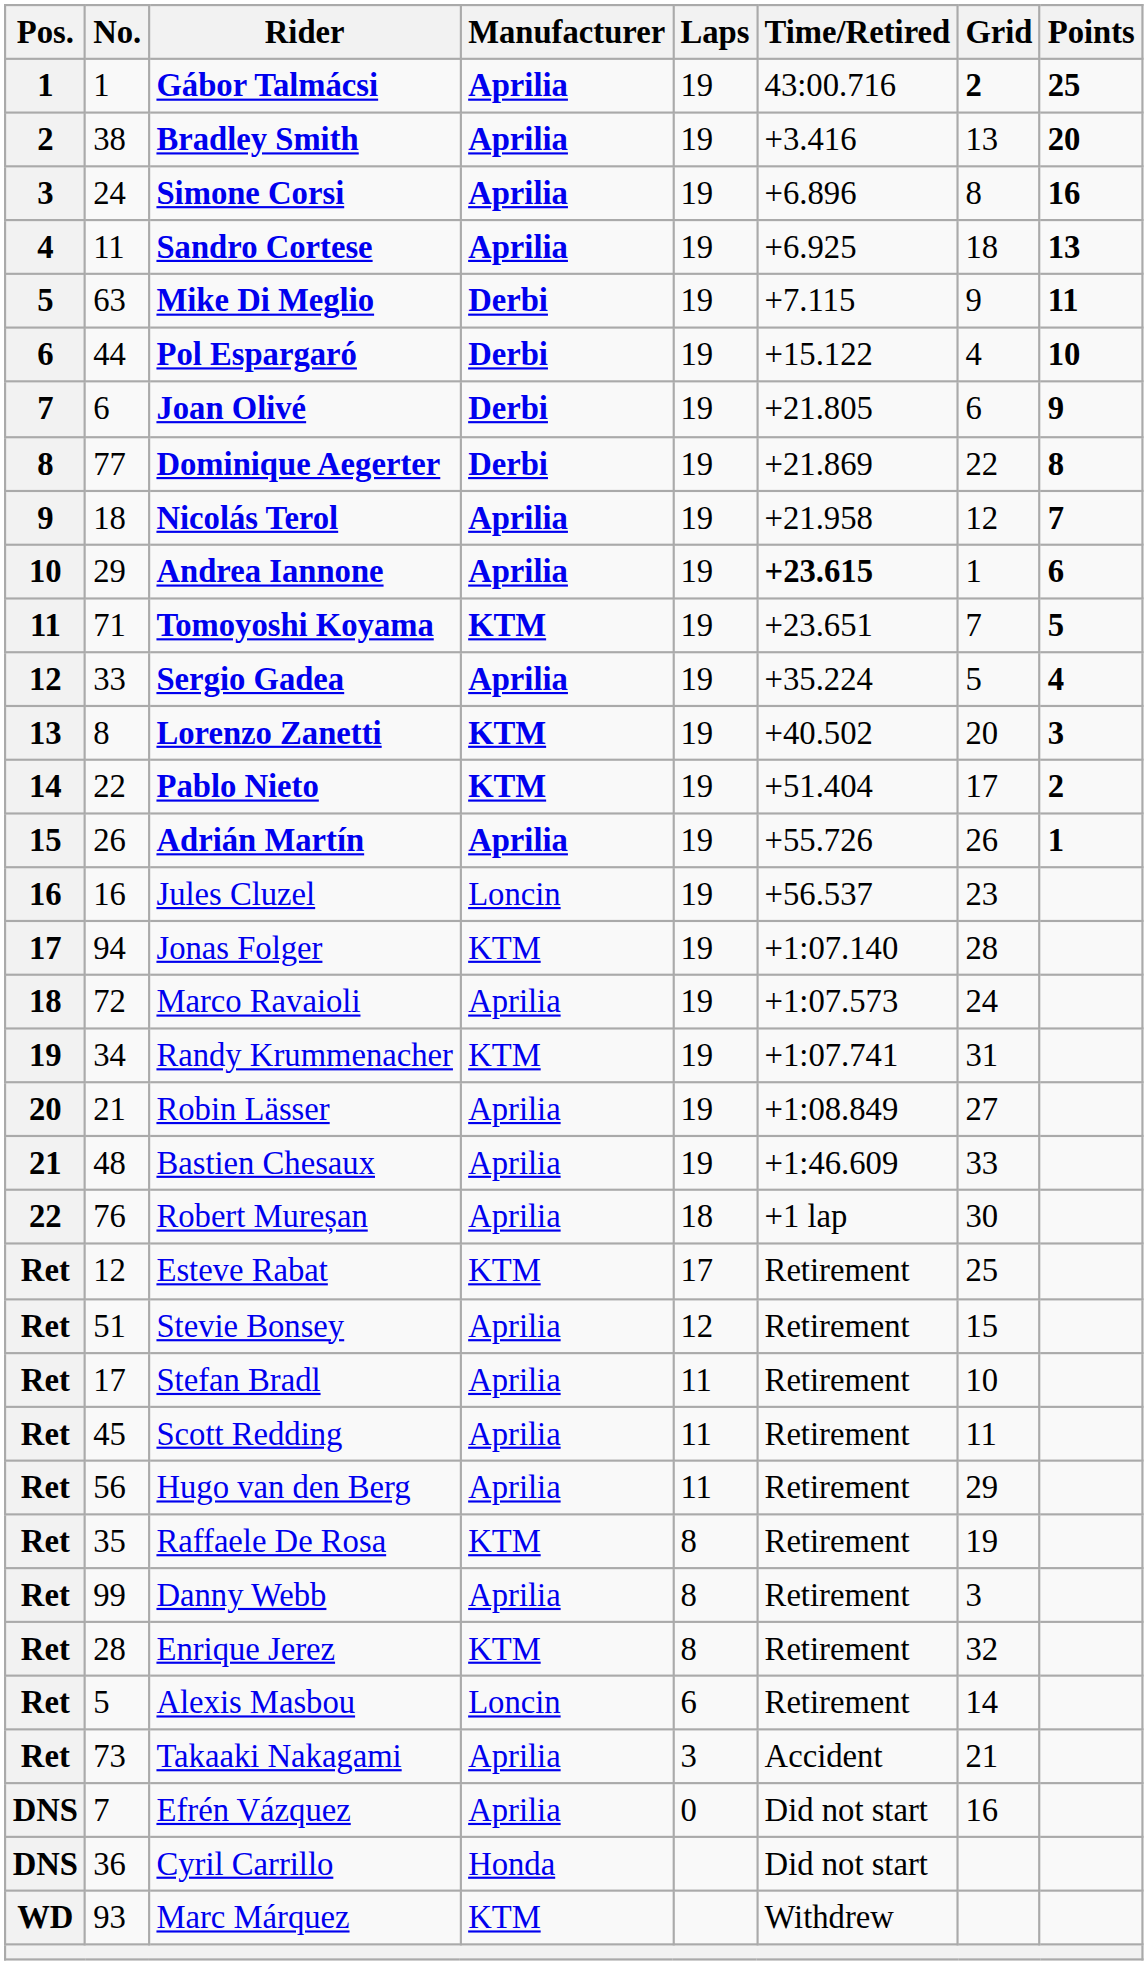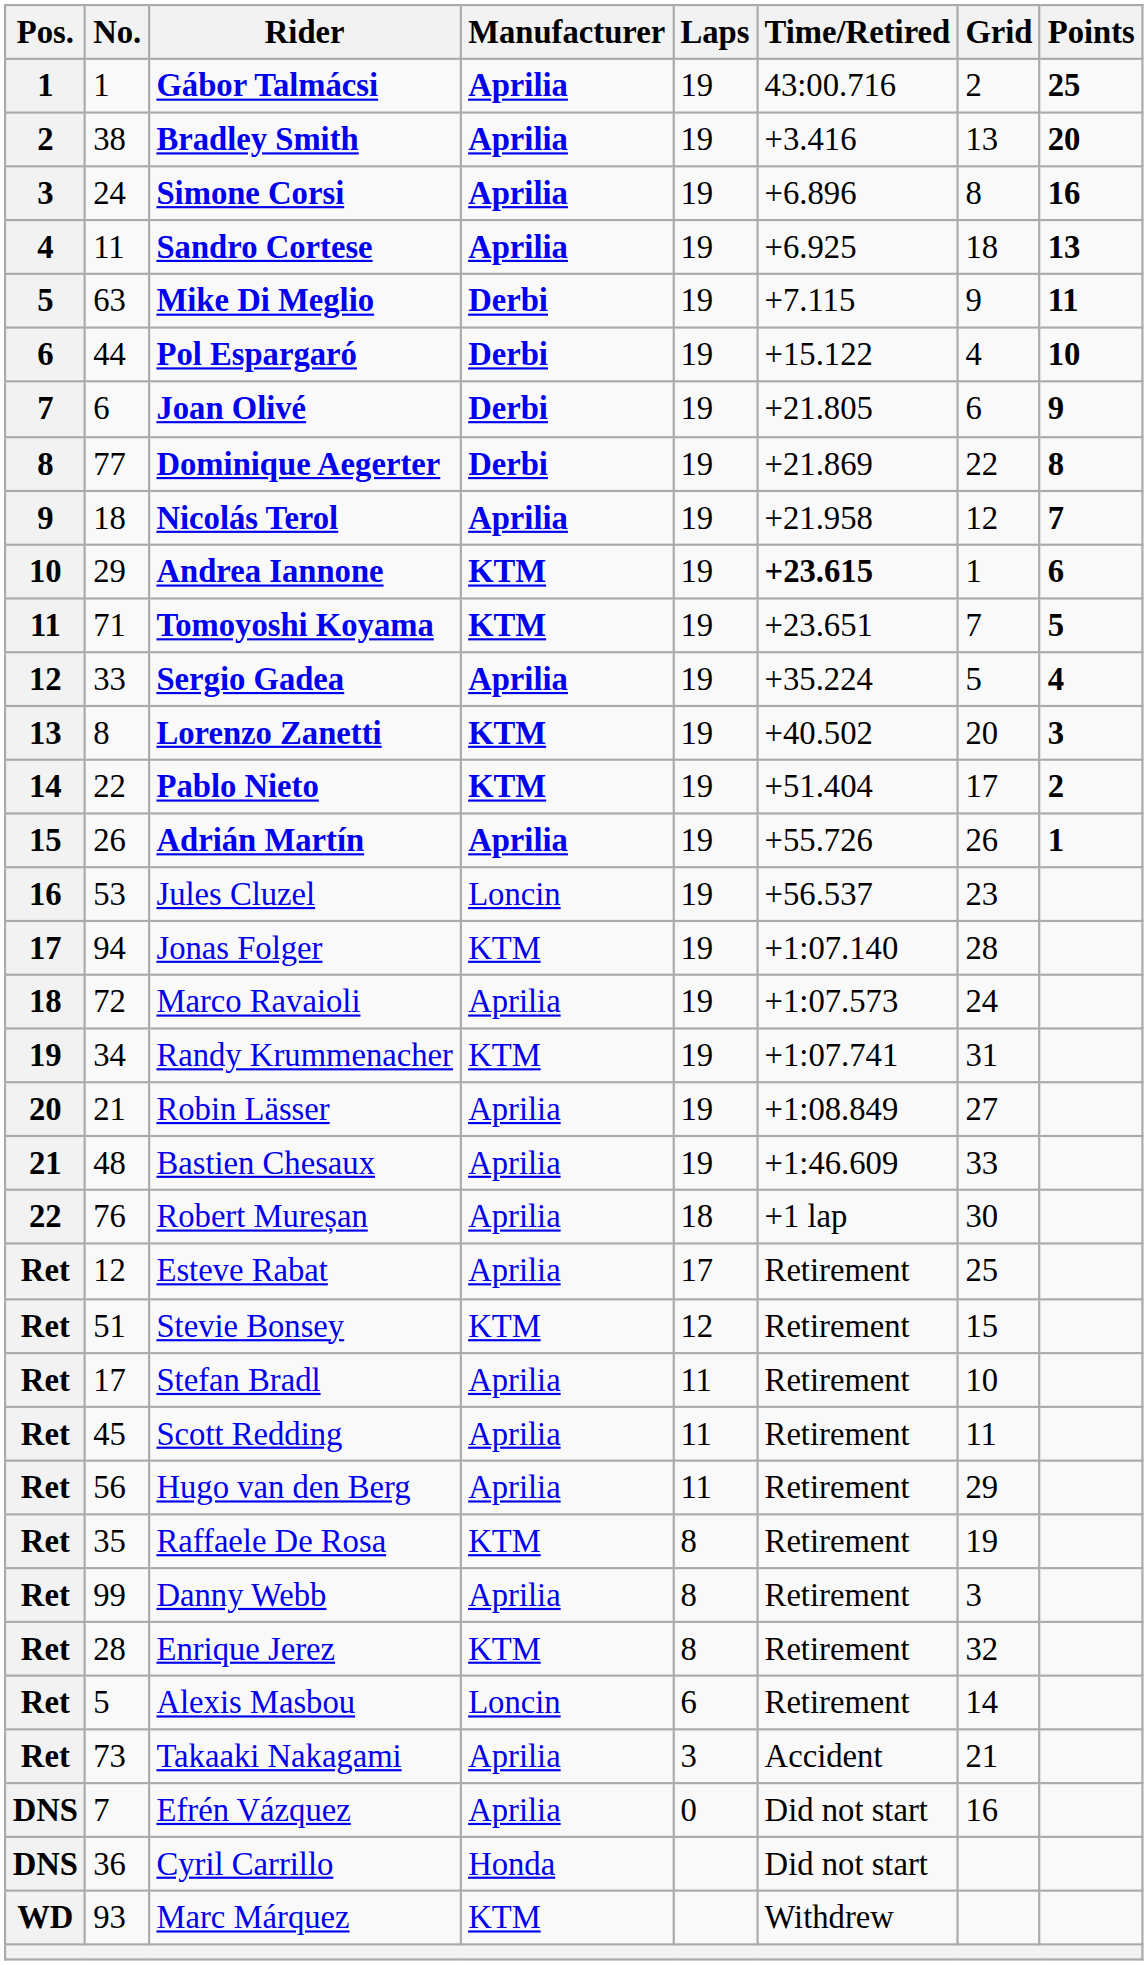(974, 85) bold -> (974, 85) normal
(518, 570) Aprilia -> (507, 570) KTM
(110, 893) 16 -> (110, 893) 53
(504, 1270) KTM -> (514, 1270) Aprilia
(514, 1324) Aprilia -> (504, 1324) KTM
